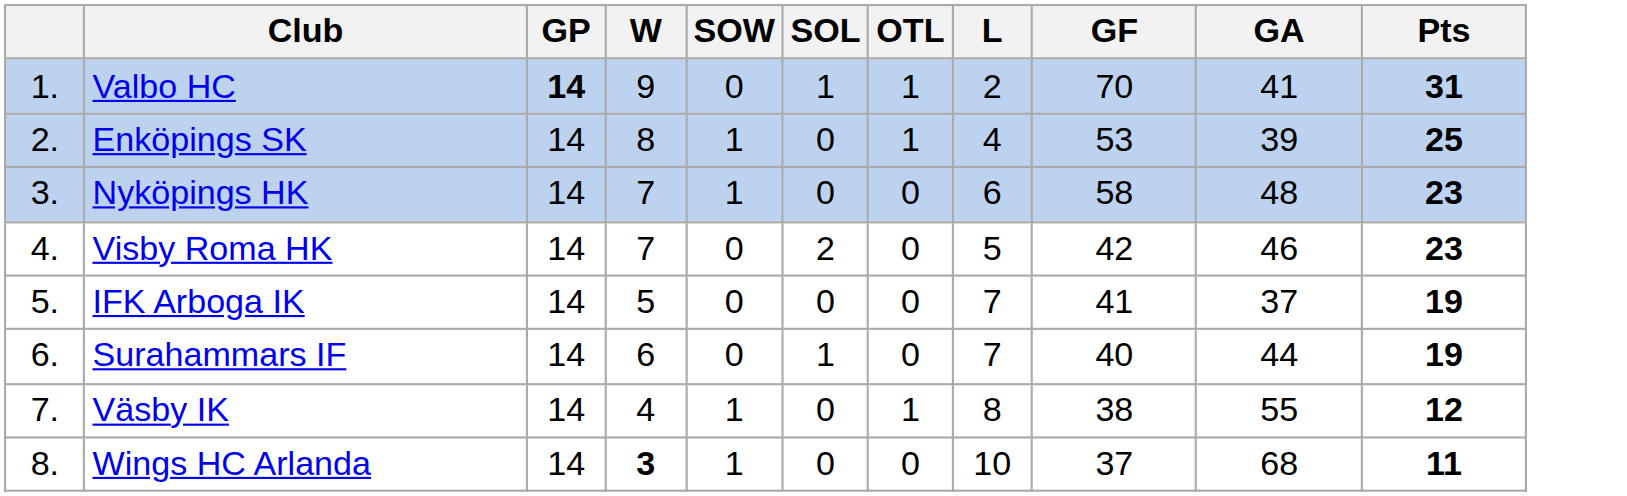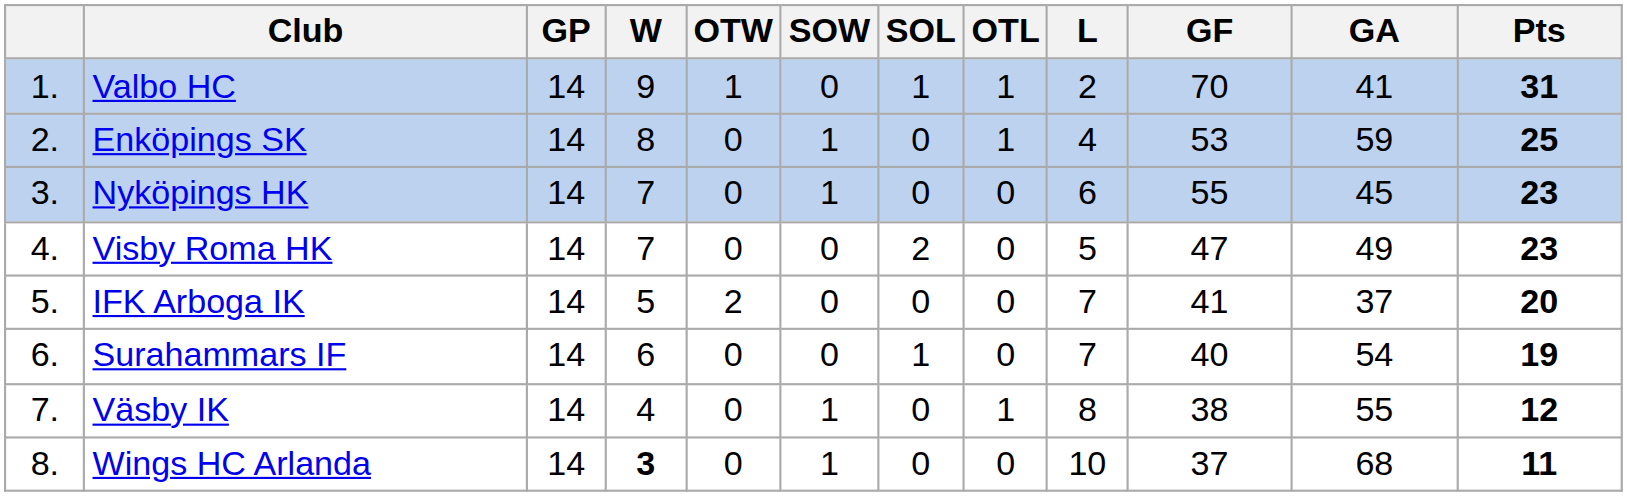+ column: (733, 31)
(566, 85) bold -> (566, 85) normal
(1279, 139) 39 -> (1374, 139) 59
(1114, 193) 58 -> (1210, 193) 55
(1279, 193) 48 -> (1374, 193) 45
(1114, 247) 42 -> (1210, 247) 47
(1279, 247) 46 -> (1374, 247) 49
(1444, 301) 19 -> (1539, 301) 20
(1279, 355) 44 -> (1374, 355) 54
